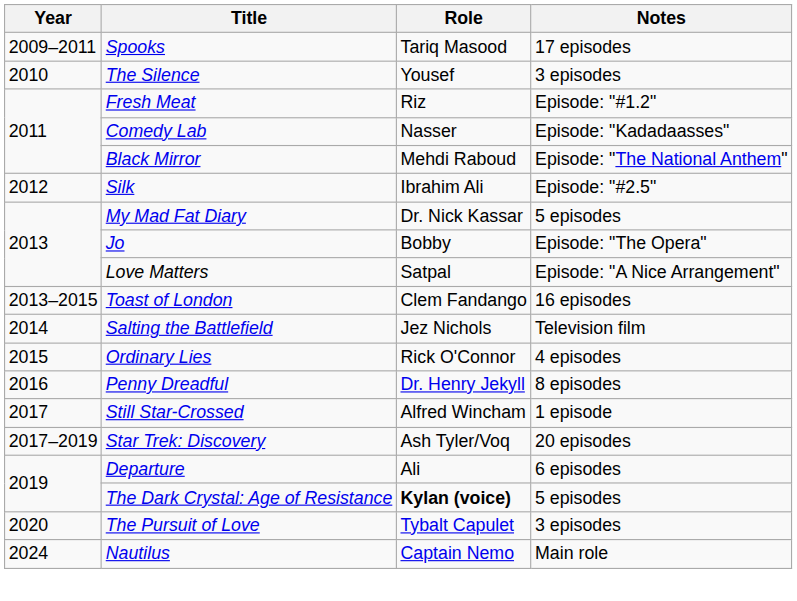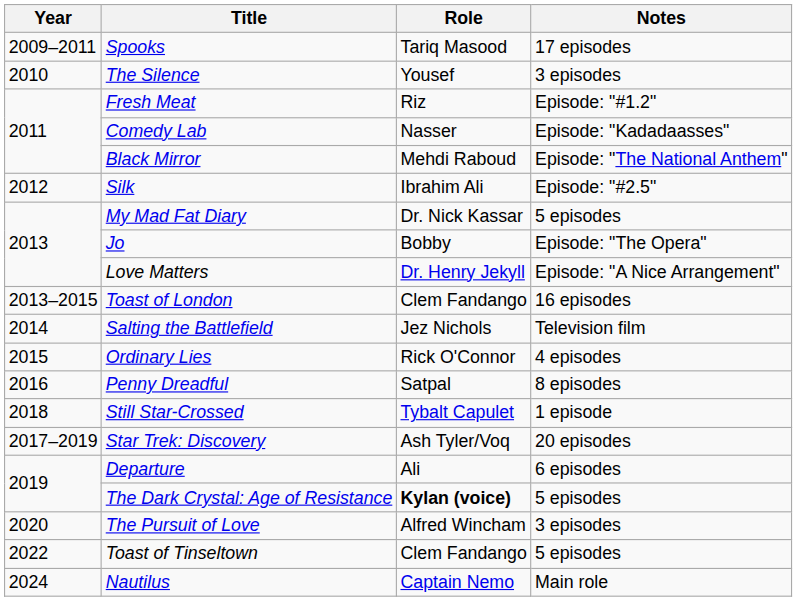(426, 272) Satpal -> (463, 272) Dr. Henry Jekyll
(463, 384) Dr. Henry Jekyll -> (426, 384) Satpal
(28, 412) 2017 -> (28, 412) 2018
(463, 412) Alfred Wincham -> (457, 412) Tybalt Capulet
(457, 525) Tybalt Capulet -> (463, 525) Alfred Wincham
+ row: (182, 553)
